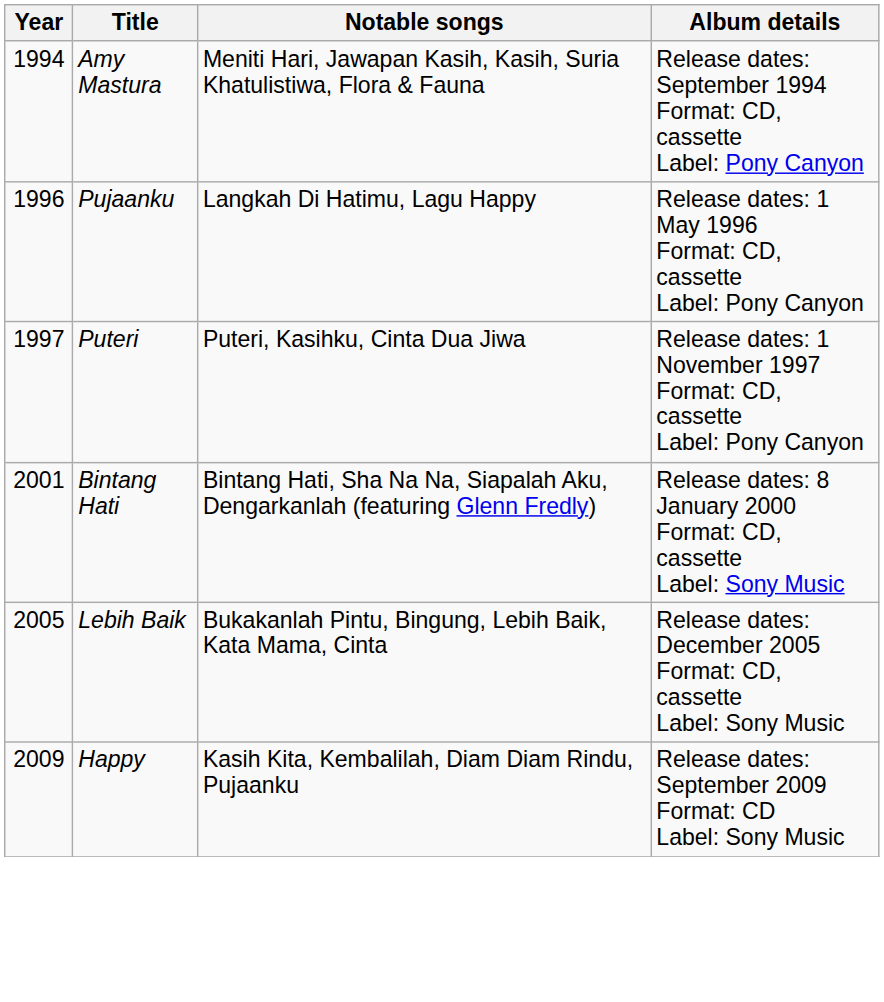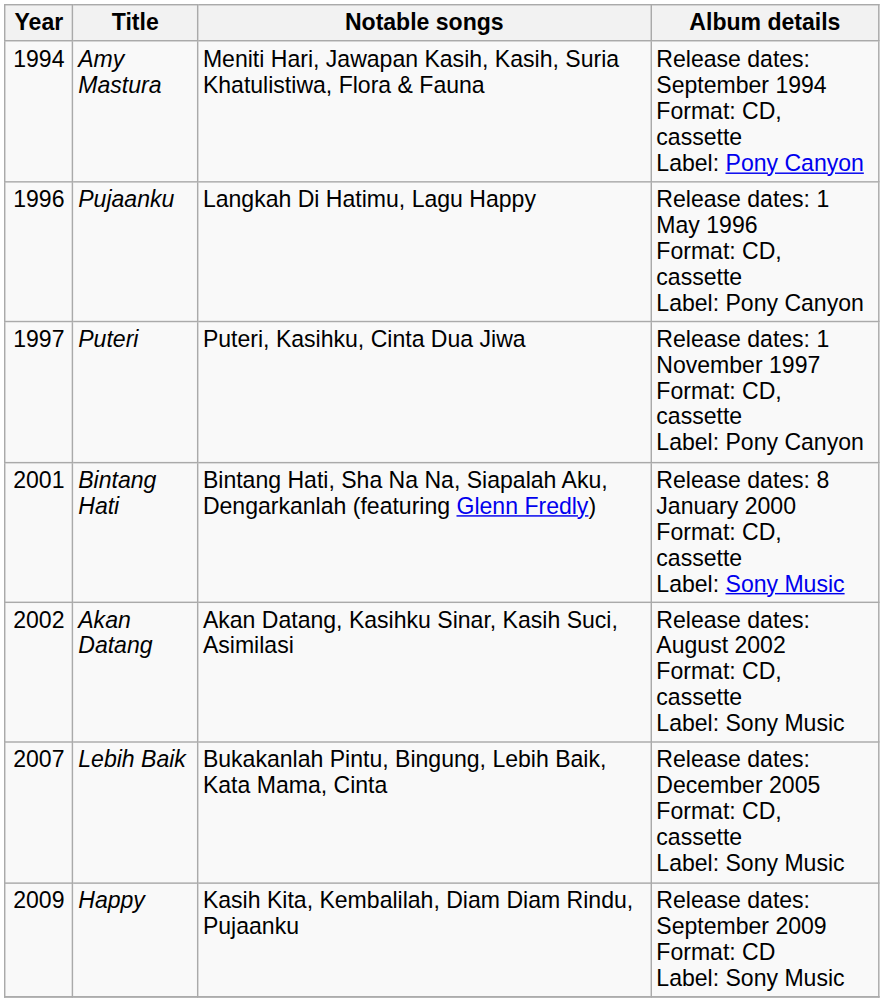+ row: (115, 633)
(39, 620) 2005 -> (39, 760) 2007
